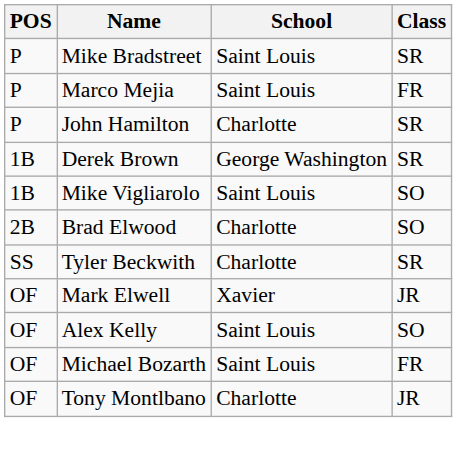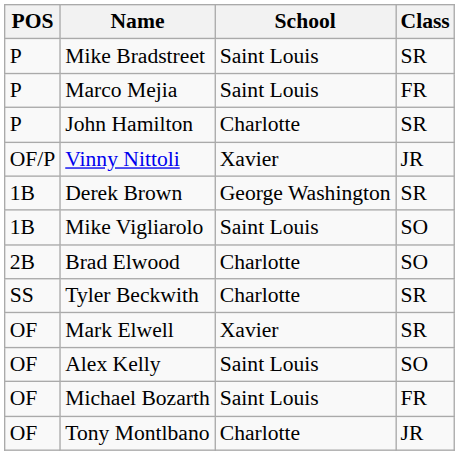+ row: (122, 158)
(408, 295) JR -> (414, 329) SR
